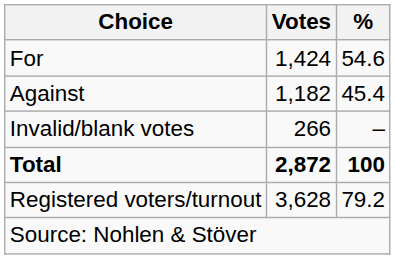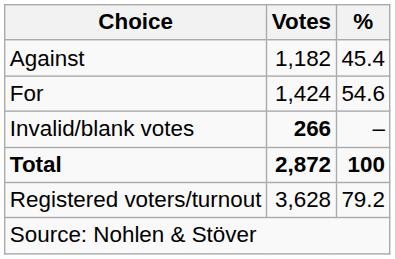rows swapped: (27, 57) <-> (47, 93)
(312, 128) normal -> (312, 128) bold
